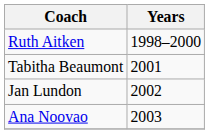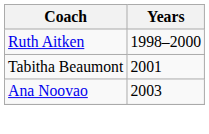- row: (45, 91)
